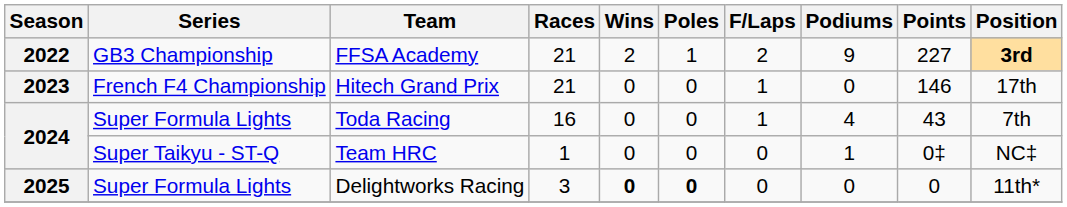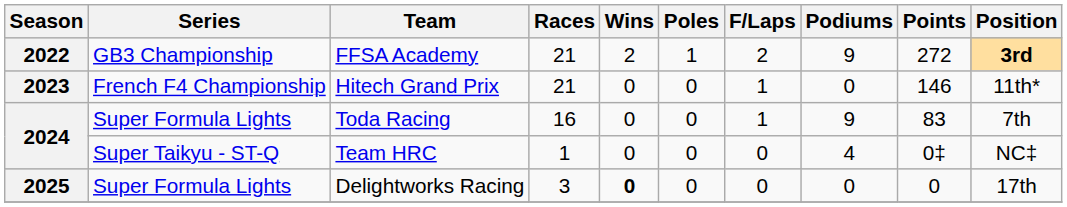(934, 54) 227 -> (934, 54) 272
(1017, 87) 17th -> (1017, 87) 11th*
(849, 120) 4 -> (849, 120) 9
(934, 120) 43 -> (934, 120) 83
(849, 153) 1 -> (849, 153) 4
(691, 185) bold -> (691, 185) normal
(1017, 185) 11th* -> (1017, 185) 17th
